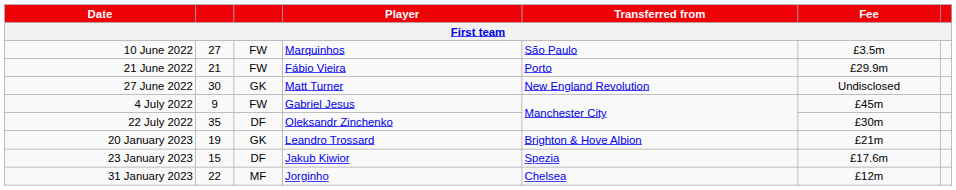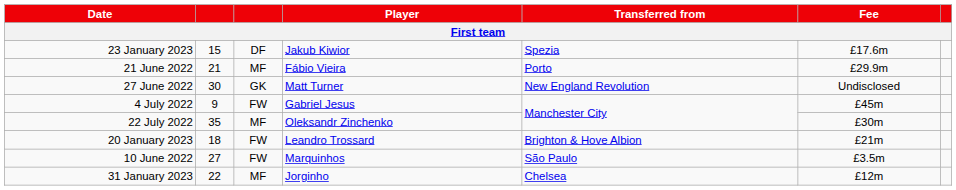rows swapped: (158, 50) <-> (150, 158)
(258, 68) FW -> (258, 68) MF
(258, 122) DF -> (258, 122) MF
(215, 140) 19 -> (215, 140) 18
(258, 140) GK -> (258, 140) FW
